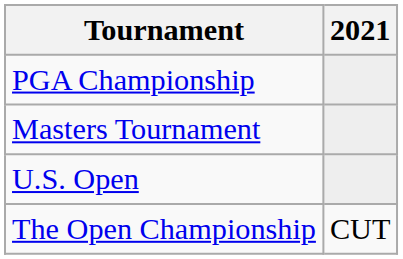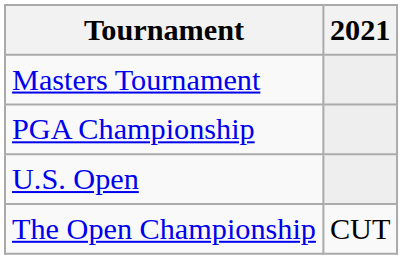rows swapped: (136, 129) <-> (133, 79)
